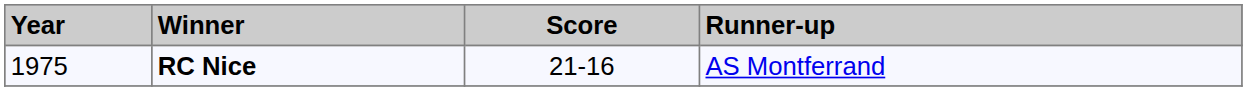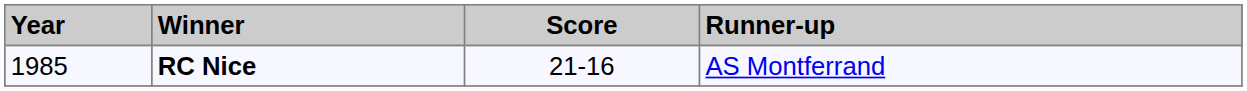(39, 66) 1975 -> (39, 66) 1985
